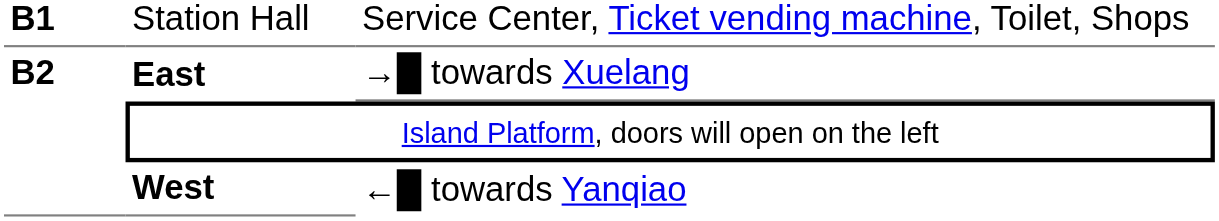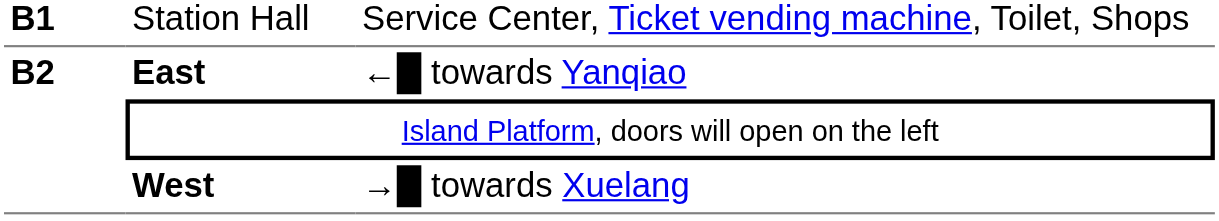(526, 72) →█ towards Xuelang -> (524, 72) ←█ towards Yanqiao
(524, 188) ←█ towards Yanqiao -> (526, 185) →█ towards Xuelang
